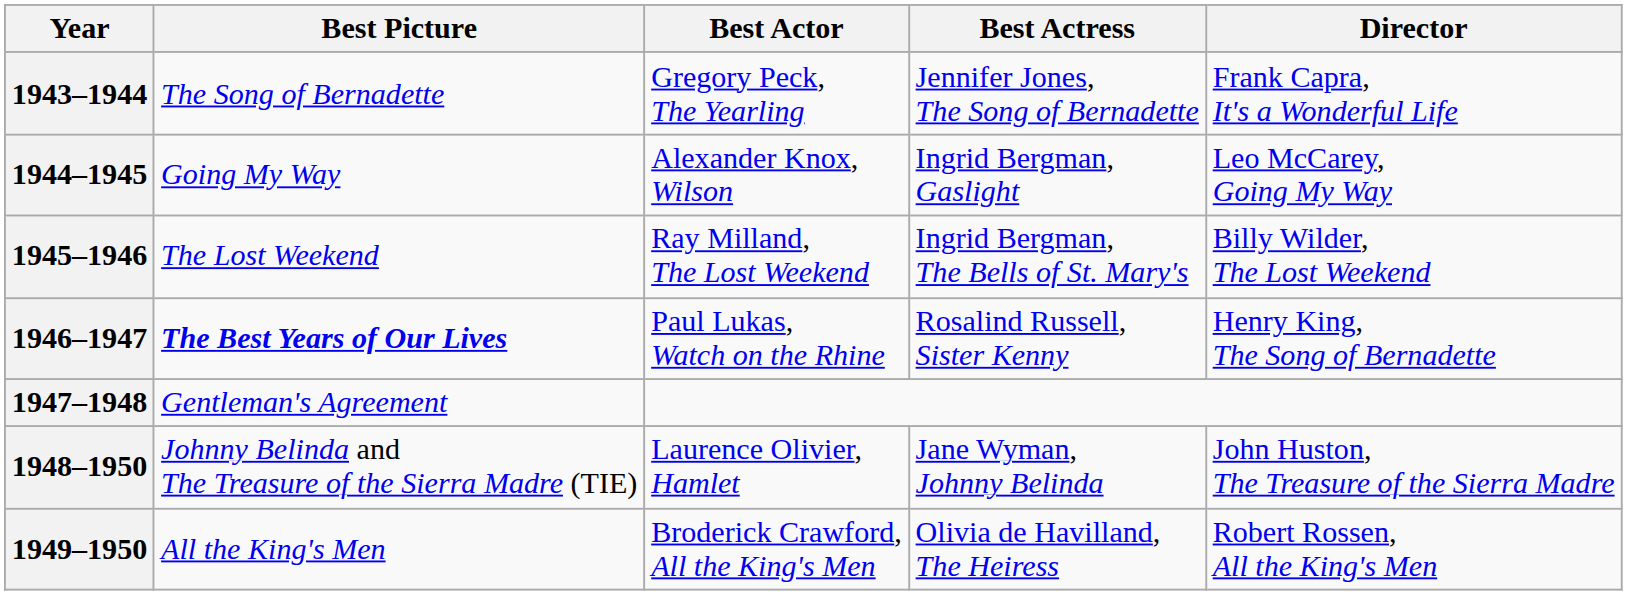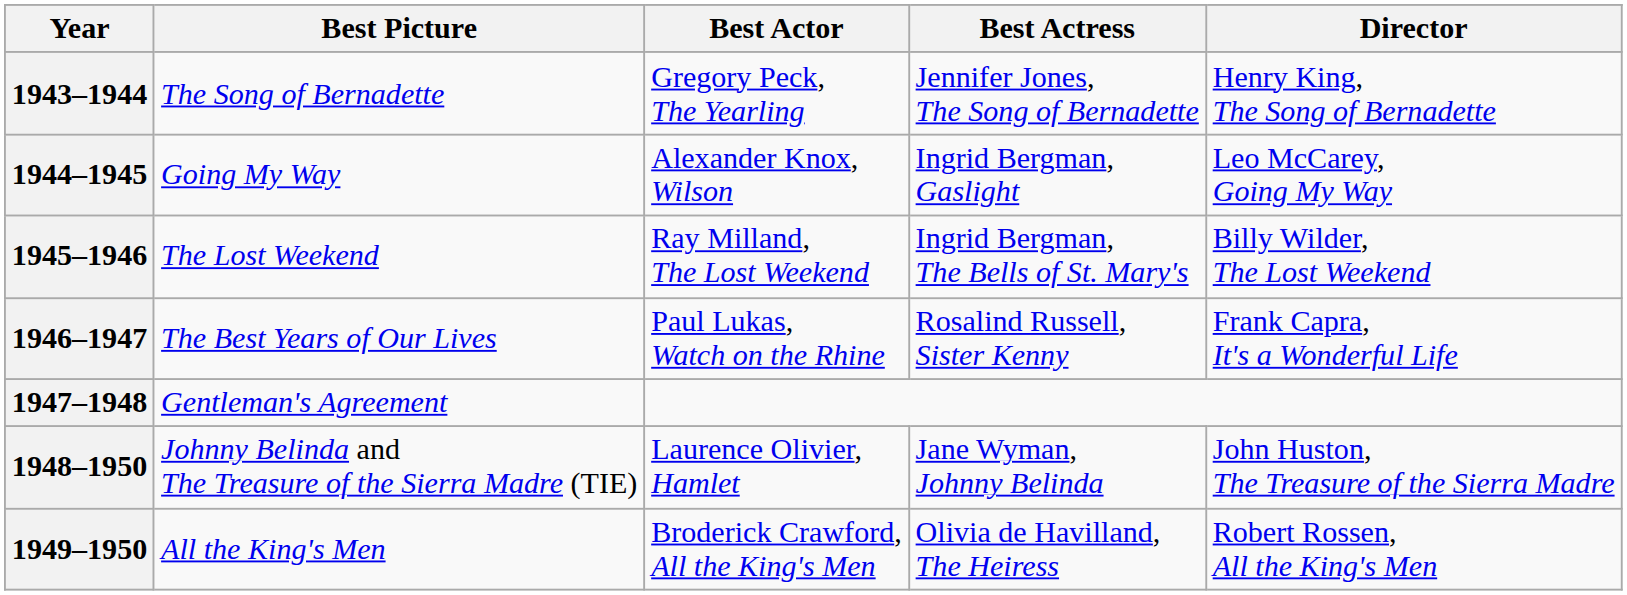(1335, 92) Frank Capra, It's a Wonderful Life -> (1354, 92) Henry King, The Song of Bernadette
(334, 337) bold -> (329, 337) normal
(1354, 337) Henry King, The Song of Bernadette -> (1335, 337) Frank Capra, It's a Wonderful Life
